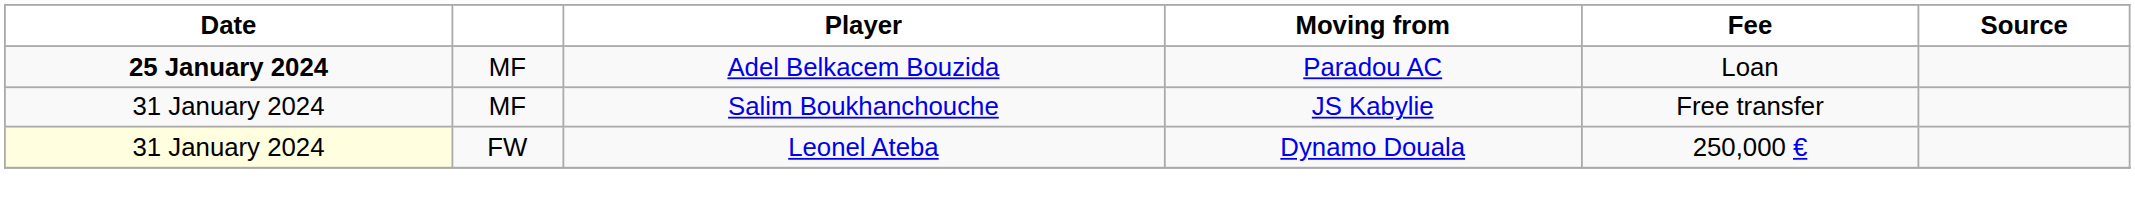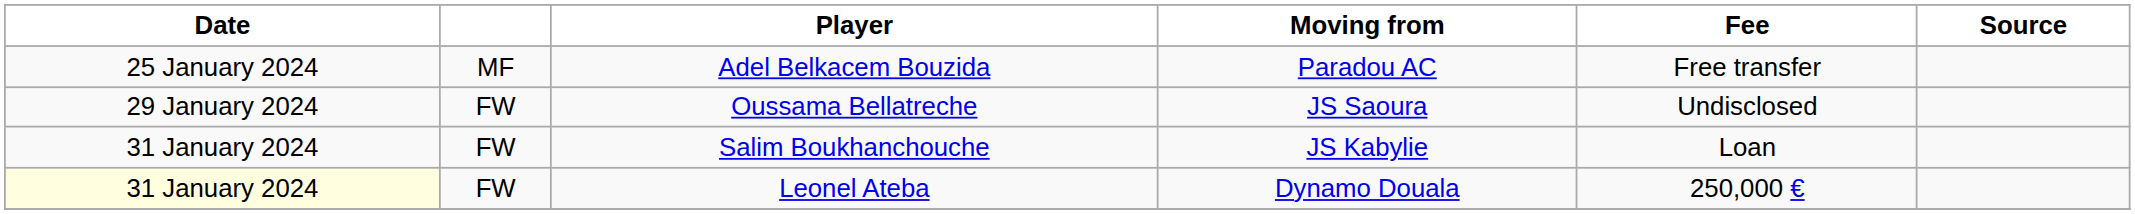(229, 66) bold -> (222, 66) normal
(1750, 66) Loan -> (1747, 66) Free transfer
+ row: (854, 107)
(507, 107) MF -> (496, 148) FW
(1750, 107) Free transfer -> (1747, 148) Loan
